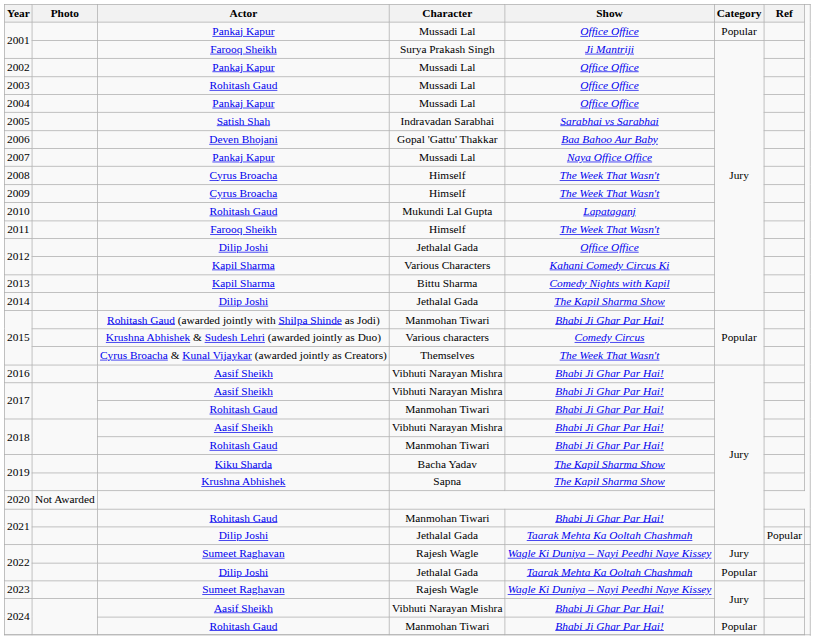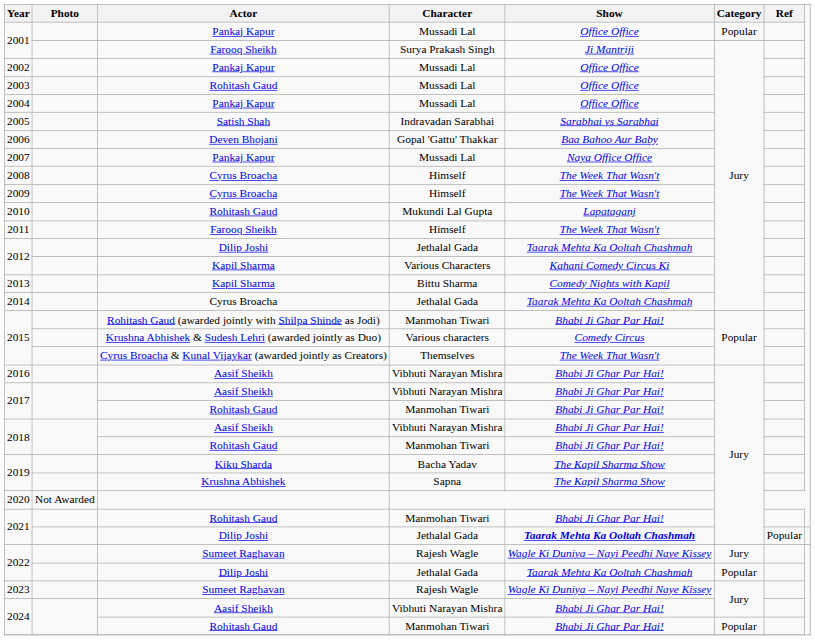(610, 247) Office Office -> (610, 247) Taarak Mehta Ka Ooltah Chashmah
(243, 301) Dilip Joshi -> (243, 301) Cyrus Broacha
(610, 301) The Kapil Sharma Show -> (610, 301) Taarak Mehta Ka Ooltah Chashmah
(610, 535) normal -> (610, 535) bold
